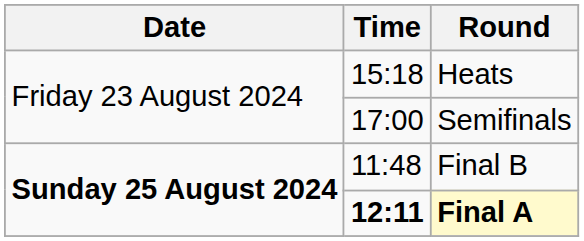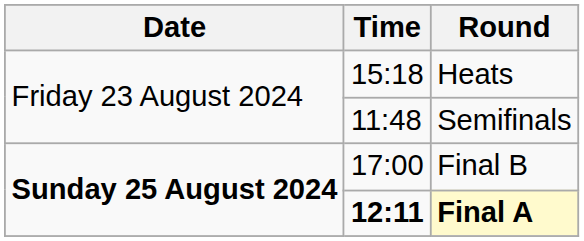(387, 119) 17:00 -> (386, 119) 11:48
(386, 166) 11:48 -> (387, 166) 17:00
